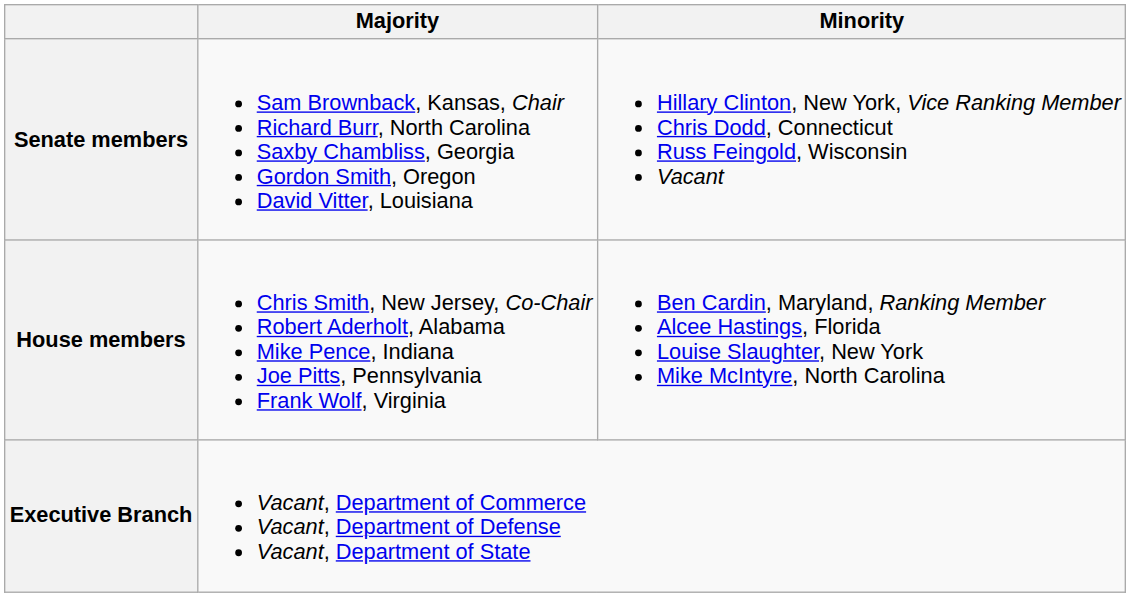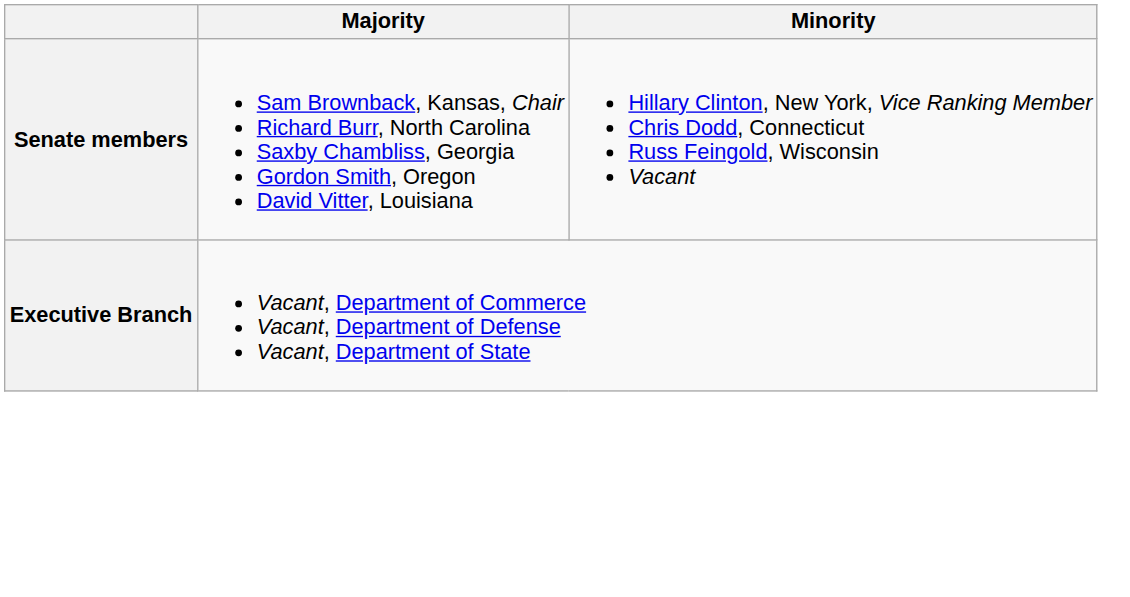- row: (101, 339)
